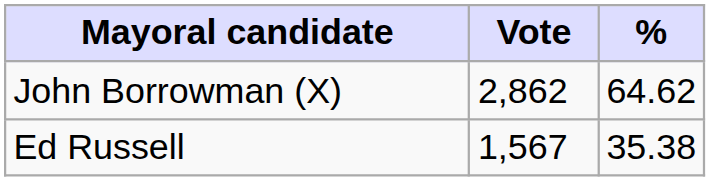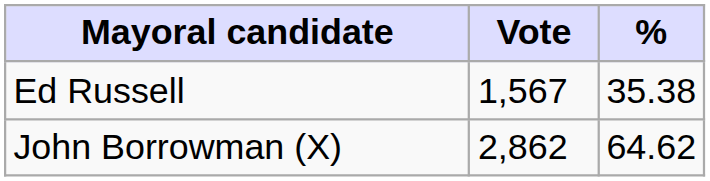rows swapped: (178, 89) <-> (99, 146)
